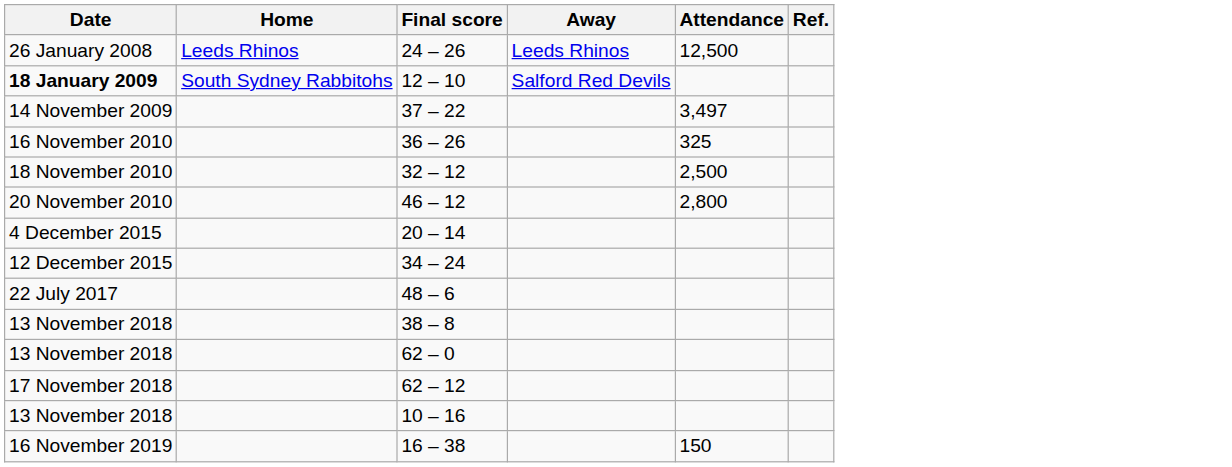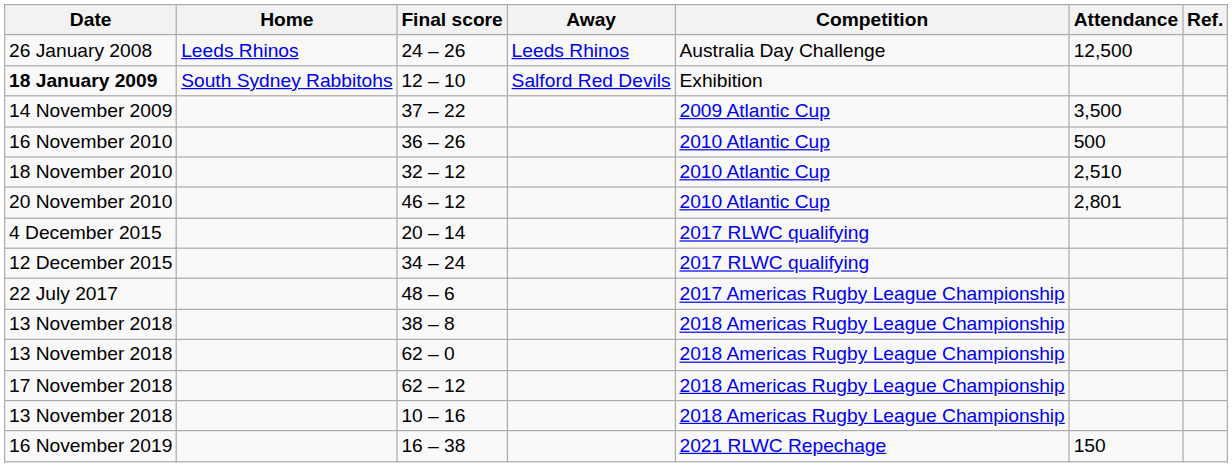+ column: (872, 19)
(703, 111) 3,497 -> (1098, 111) 3,500
(695, 141) 325 -> (1090, 141) 500
(703, 171) 2,500 -> (1098, 171) 2,510
(703, 202) 2,800 -> (1098, 202) 2,801
